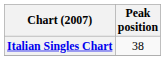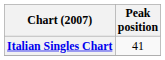(138, 45) 38 -> (138, 45) 41
